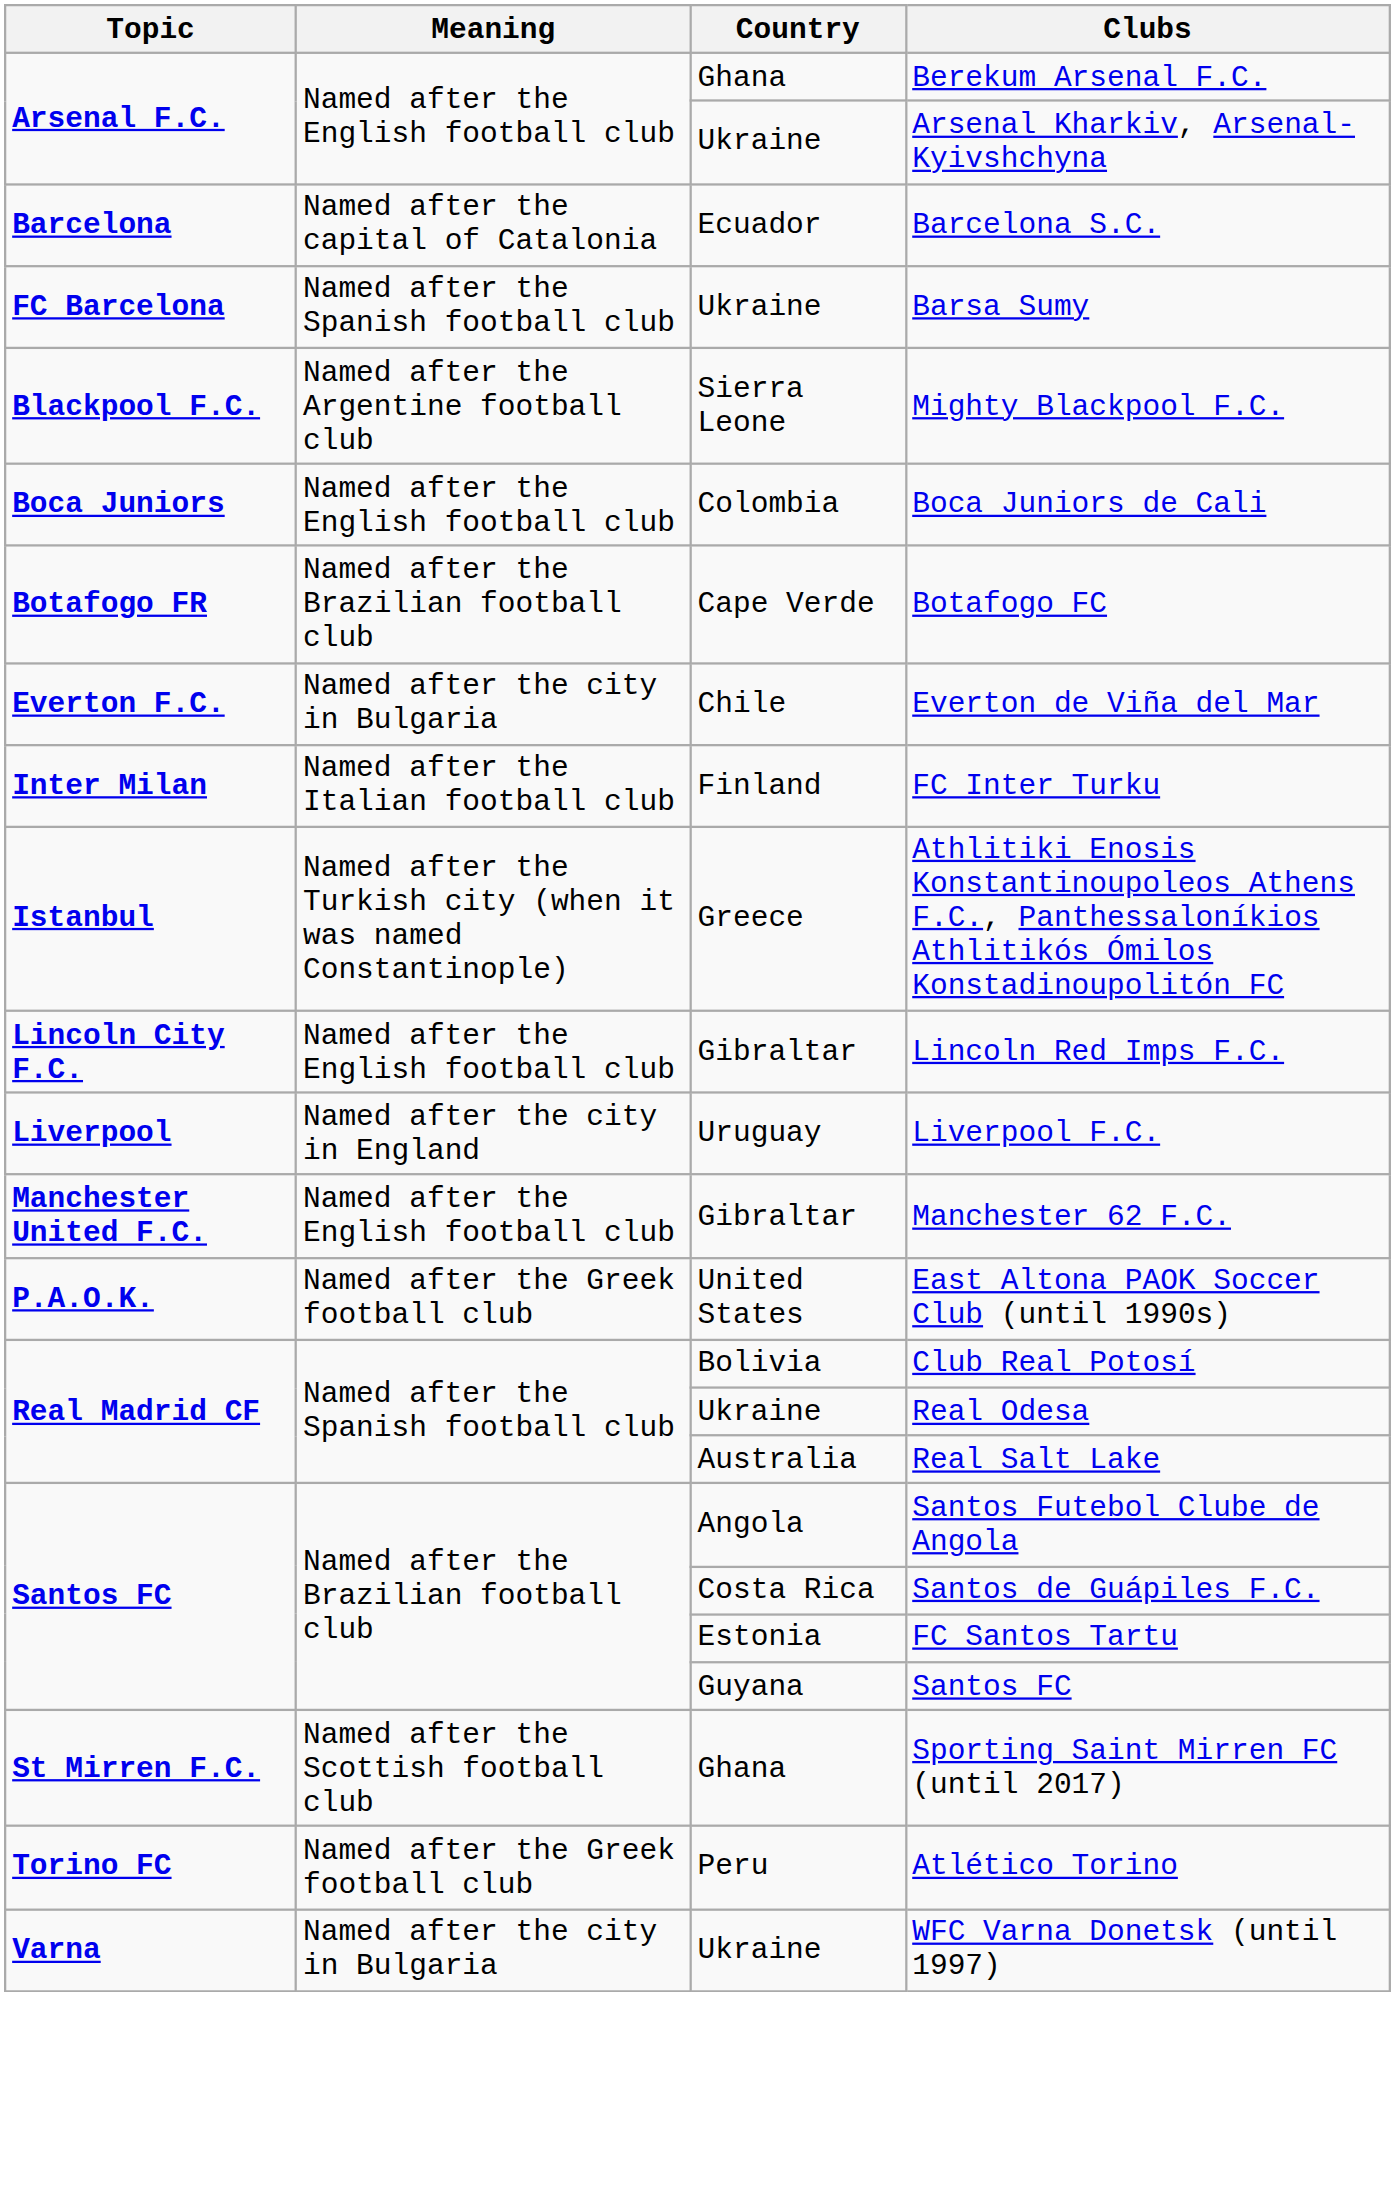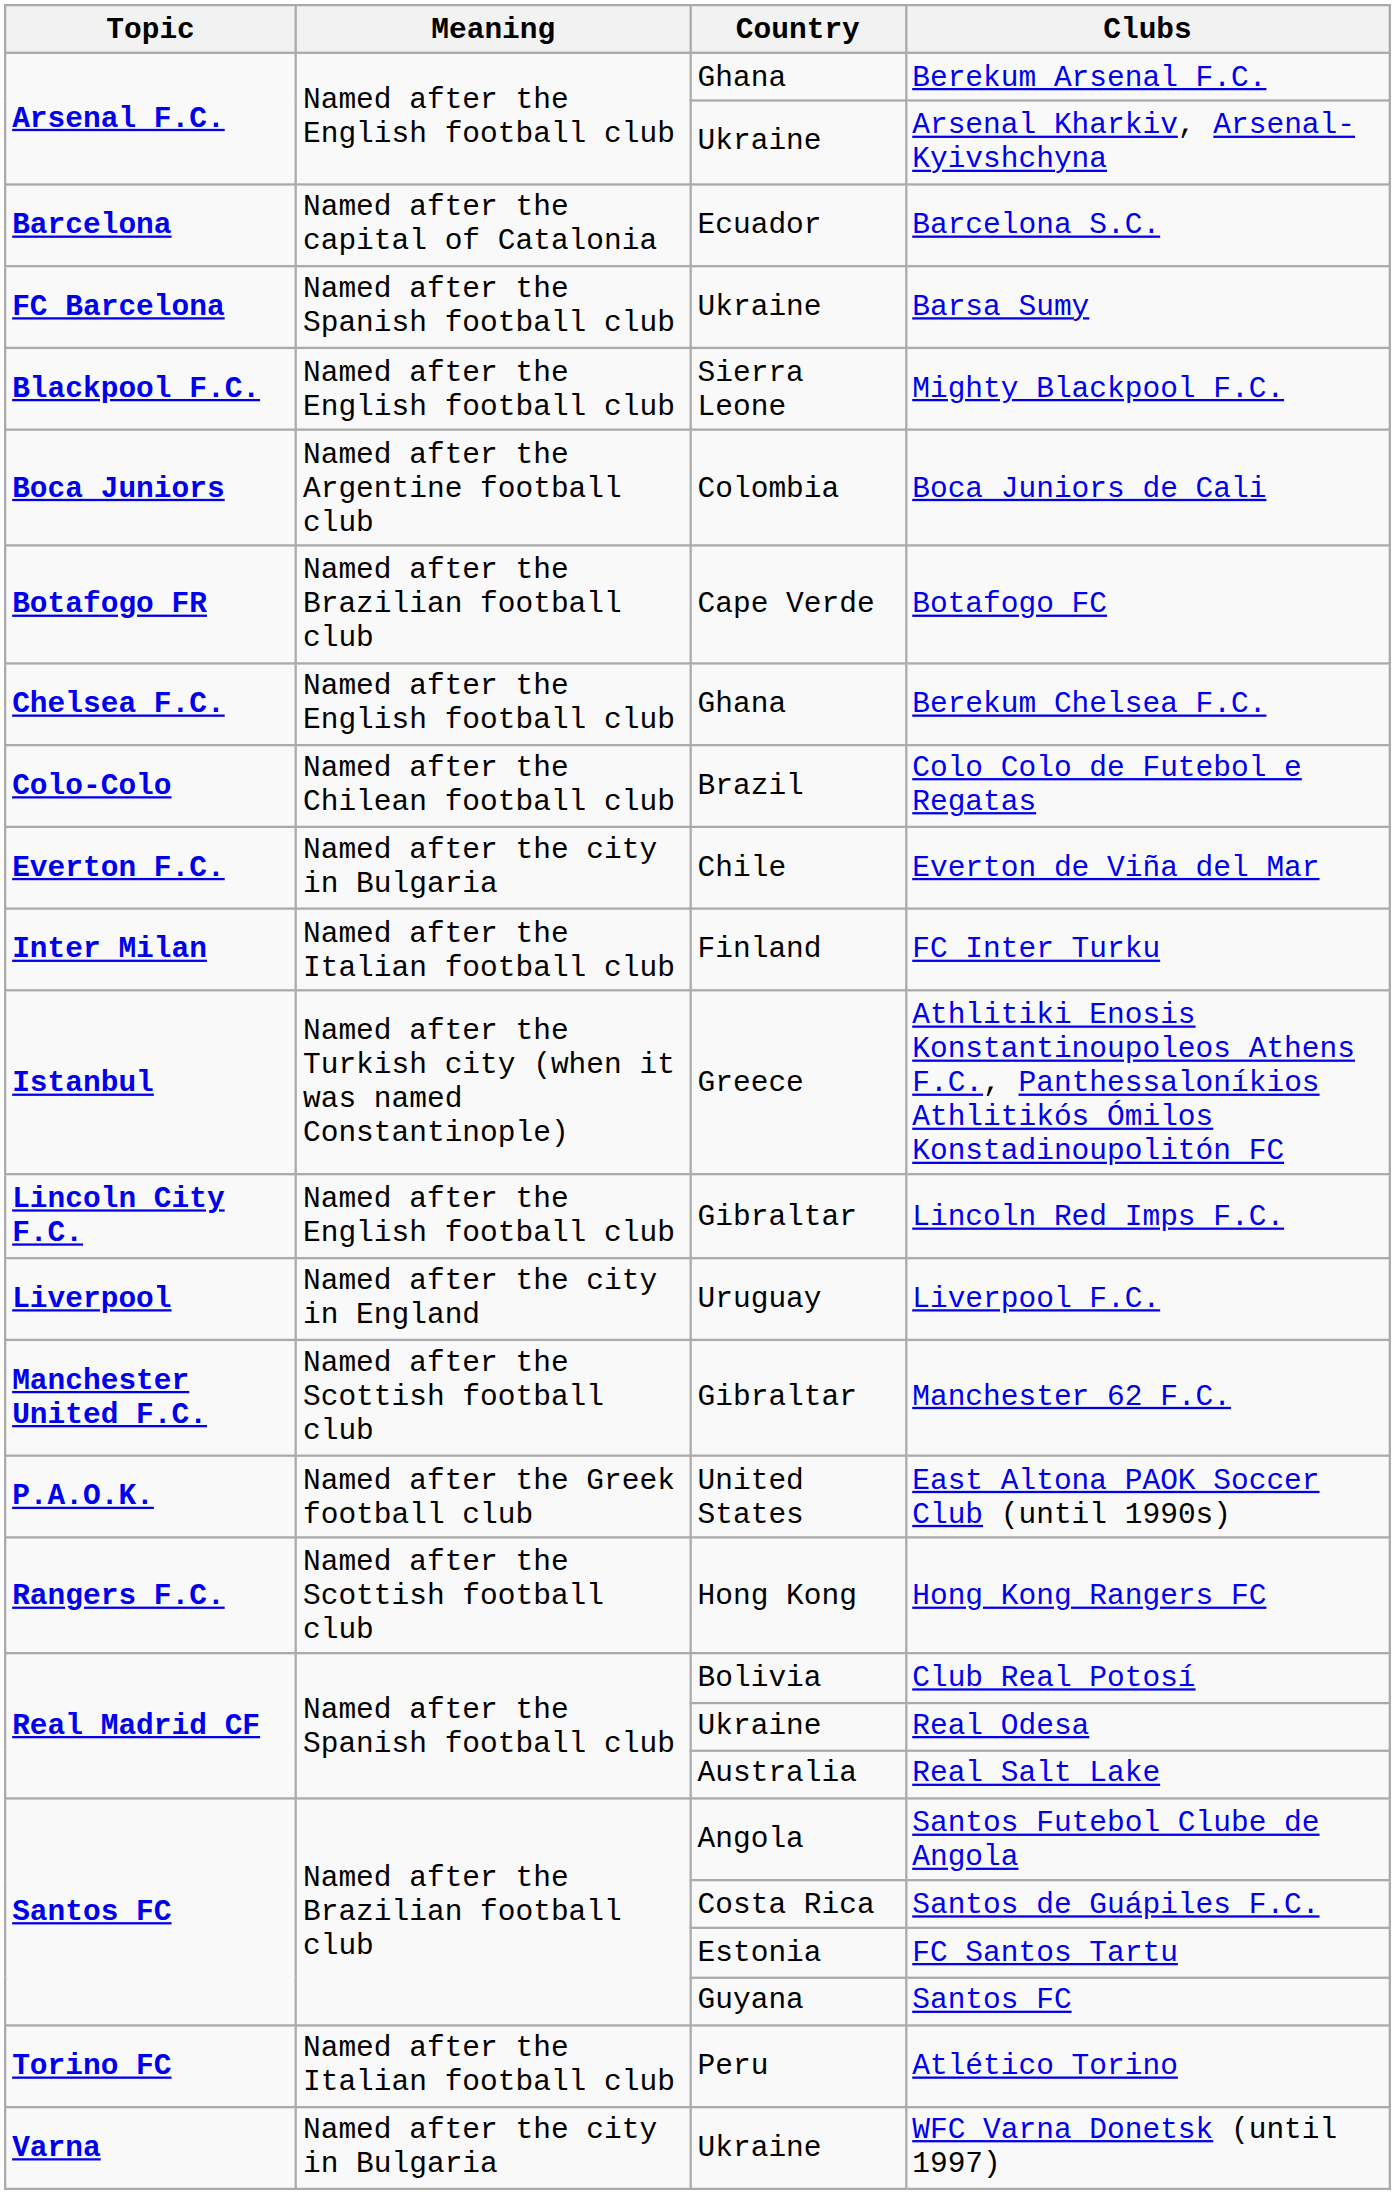(462, 406) Named after the Argentine football club -> (489, 389) Named after the English football club
(489, 505) Named after the English football club -> (462, 488) Named after the Argentine football club
+ row: (1089, 703)
+ row: (1107, 786)
(489, 1216) Named after the English football club -> (453, 1398) Named after the Scottish football club
+ row: (1089, 1596)
- row: (1125, 1768)
(489, 1867) Named after the Greek football club -> (489, 2066) Named after the Italian football club
